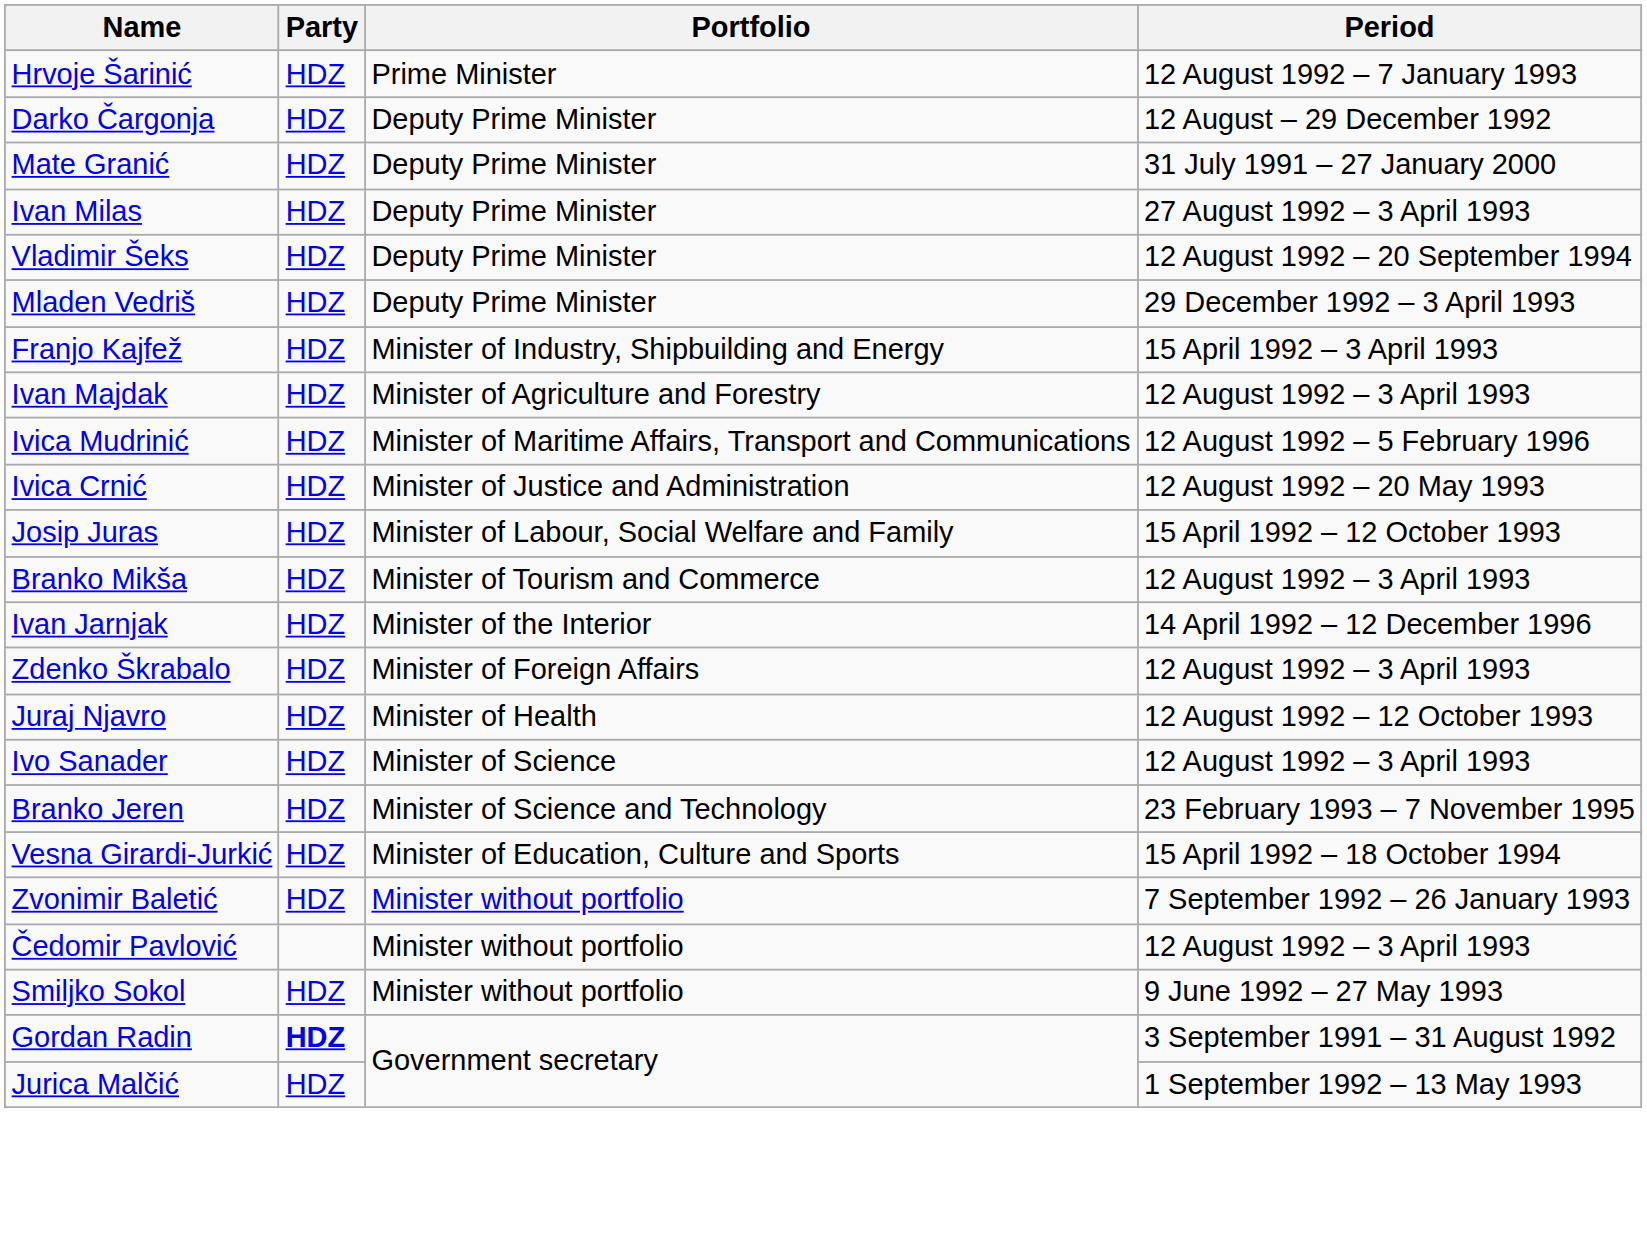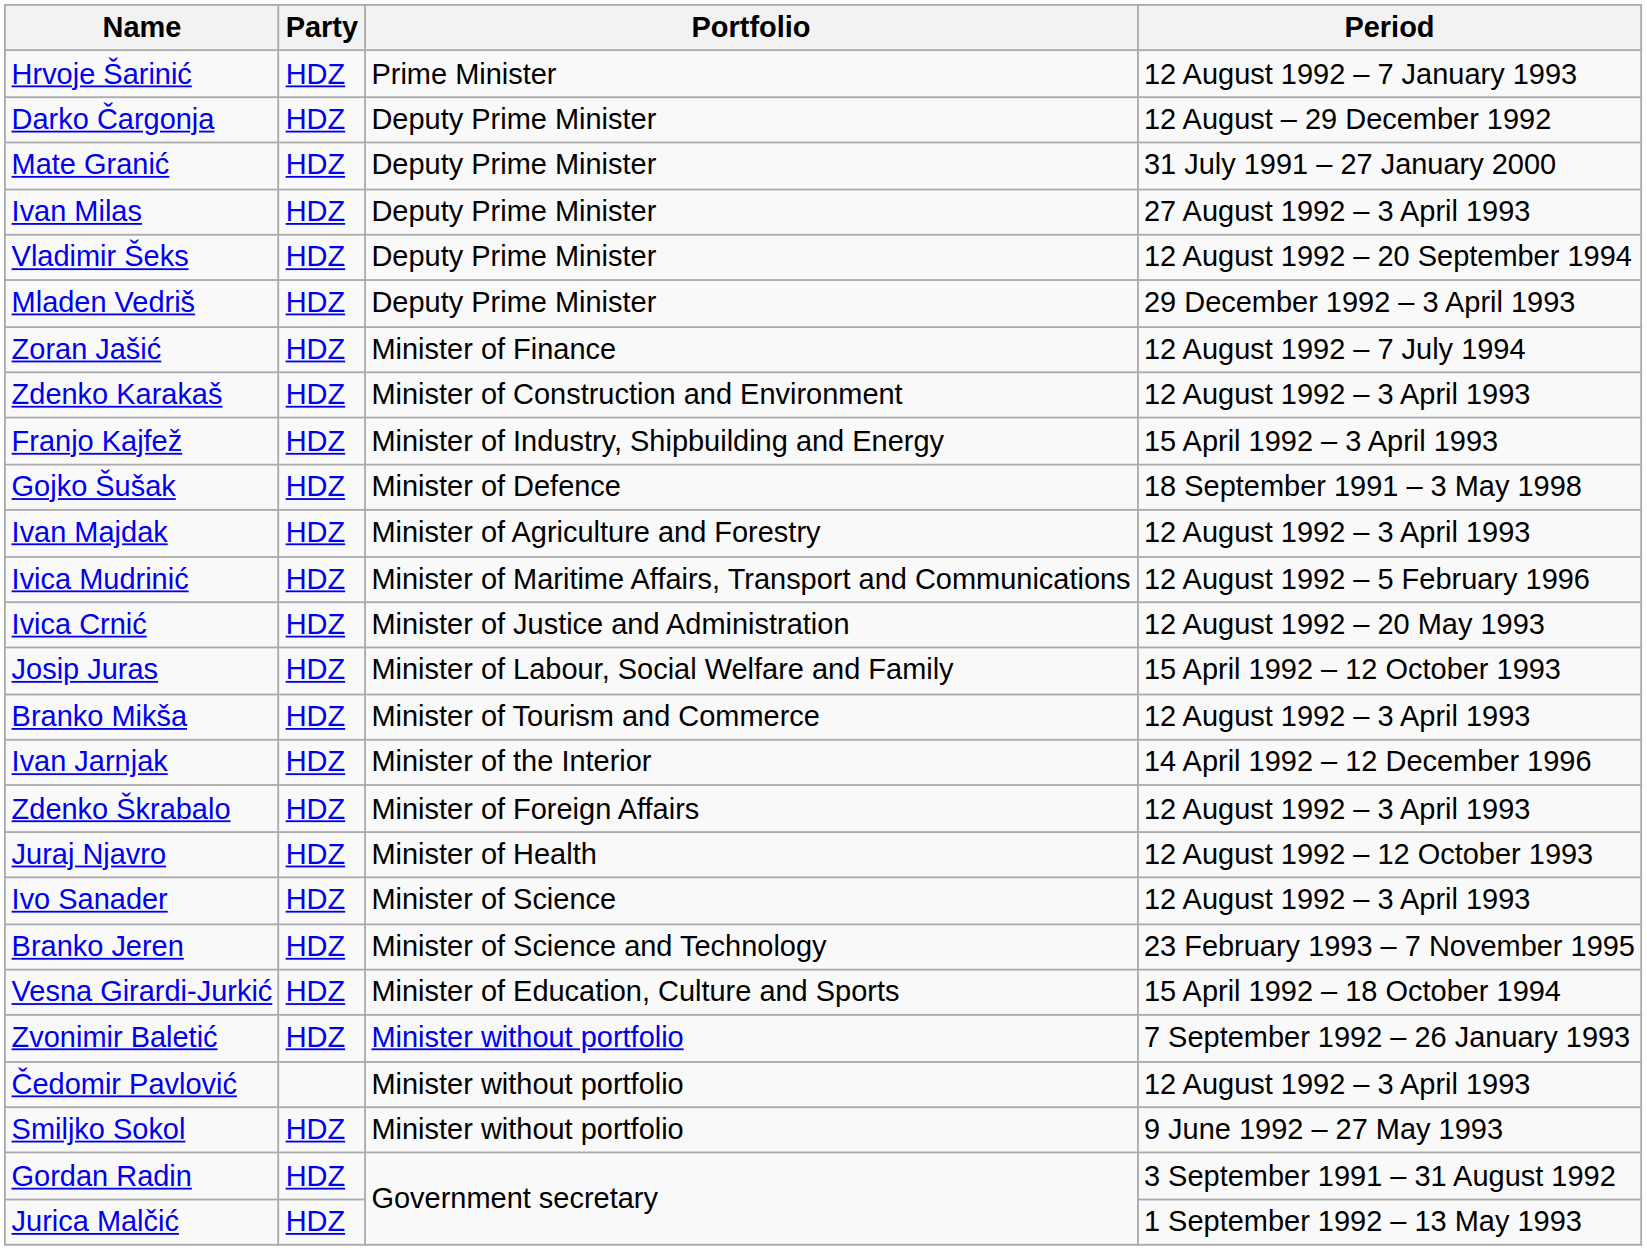+ row: (86, 348)
+ row: (117, 394)
+ row: (94, 486)
(315, 1037) bold -> (315, 1175) normal
